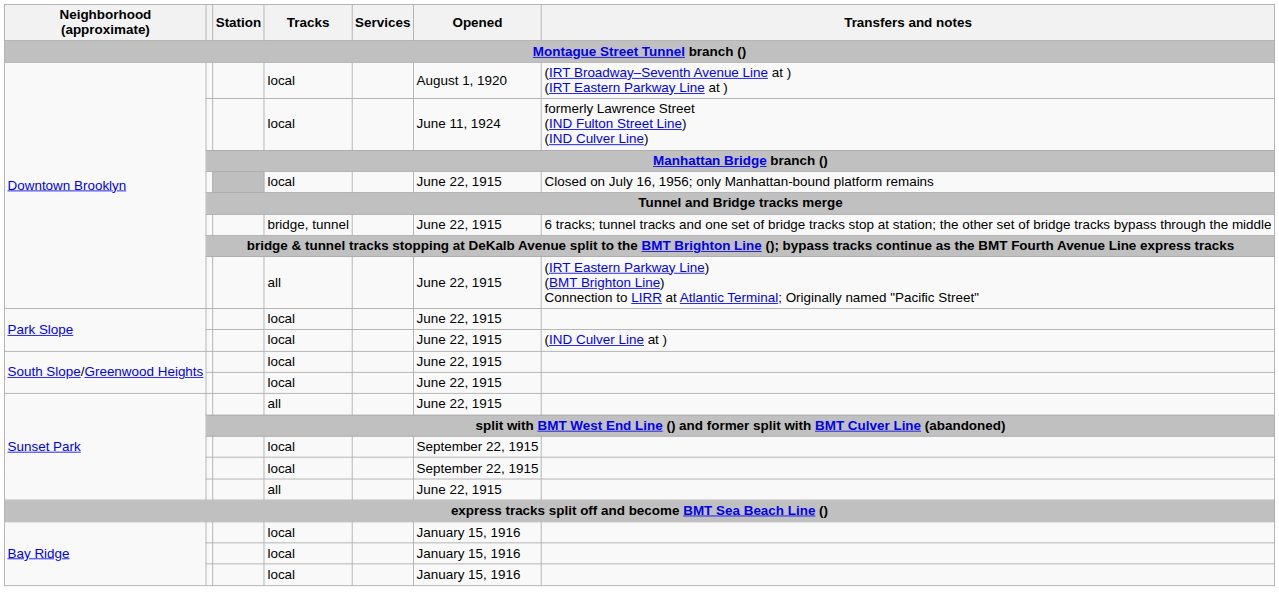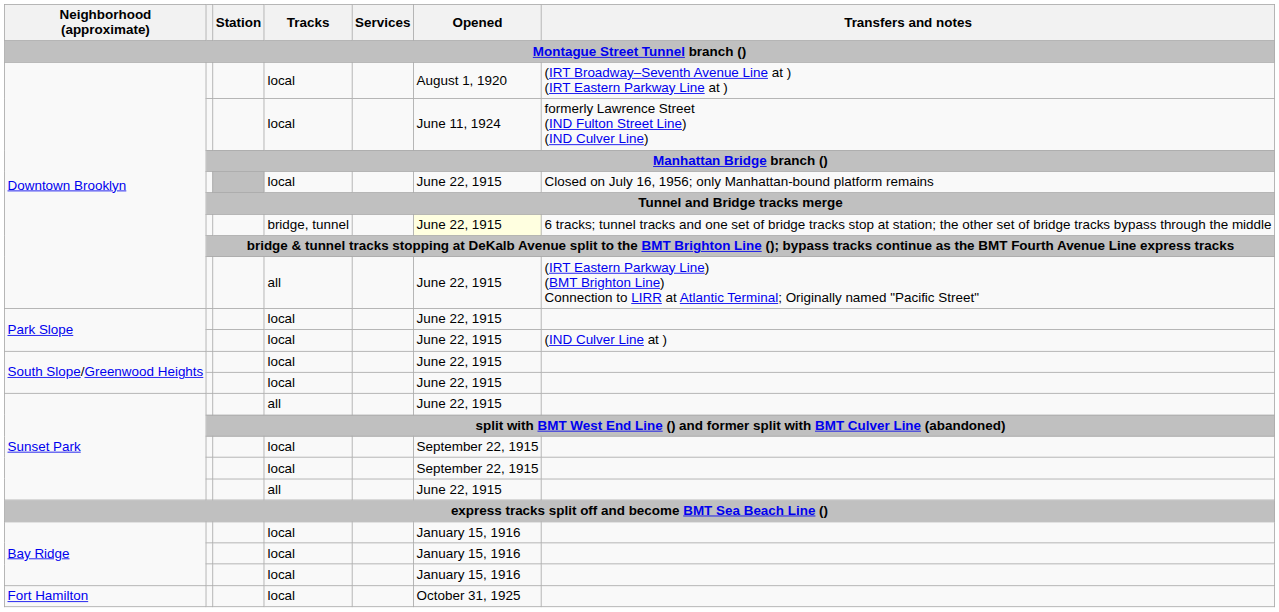(459, 224) no background -> (459, 224) lightyellow background
+ row: (48, 596)
